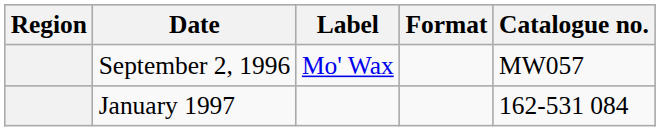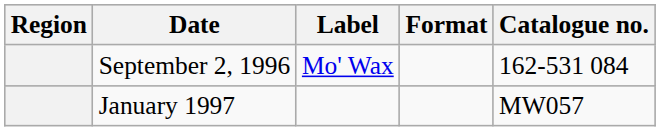(542, 65) MW057 -> (564, 65) 162-531 084
(564, 105) 162-531 084 -> (542, 105) MW057
